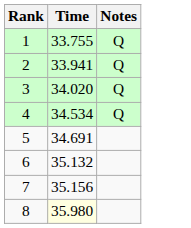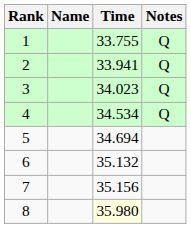+ column: (70, 16)
(72, 89) 34.020 -> (118, 89) 34.023
(72, 138) 34.691 -> (118, 138) 34.694
